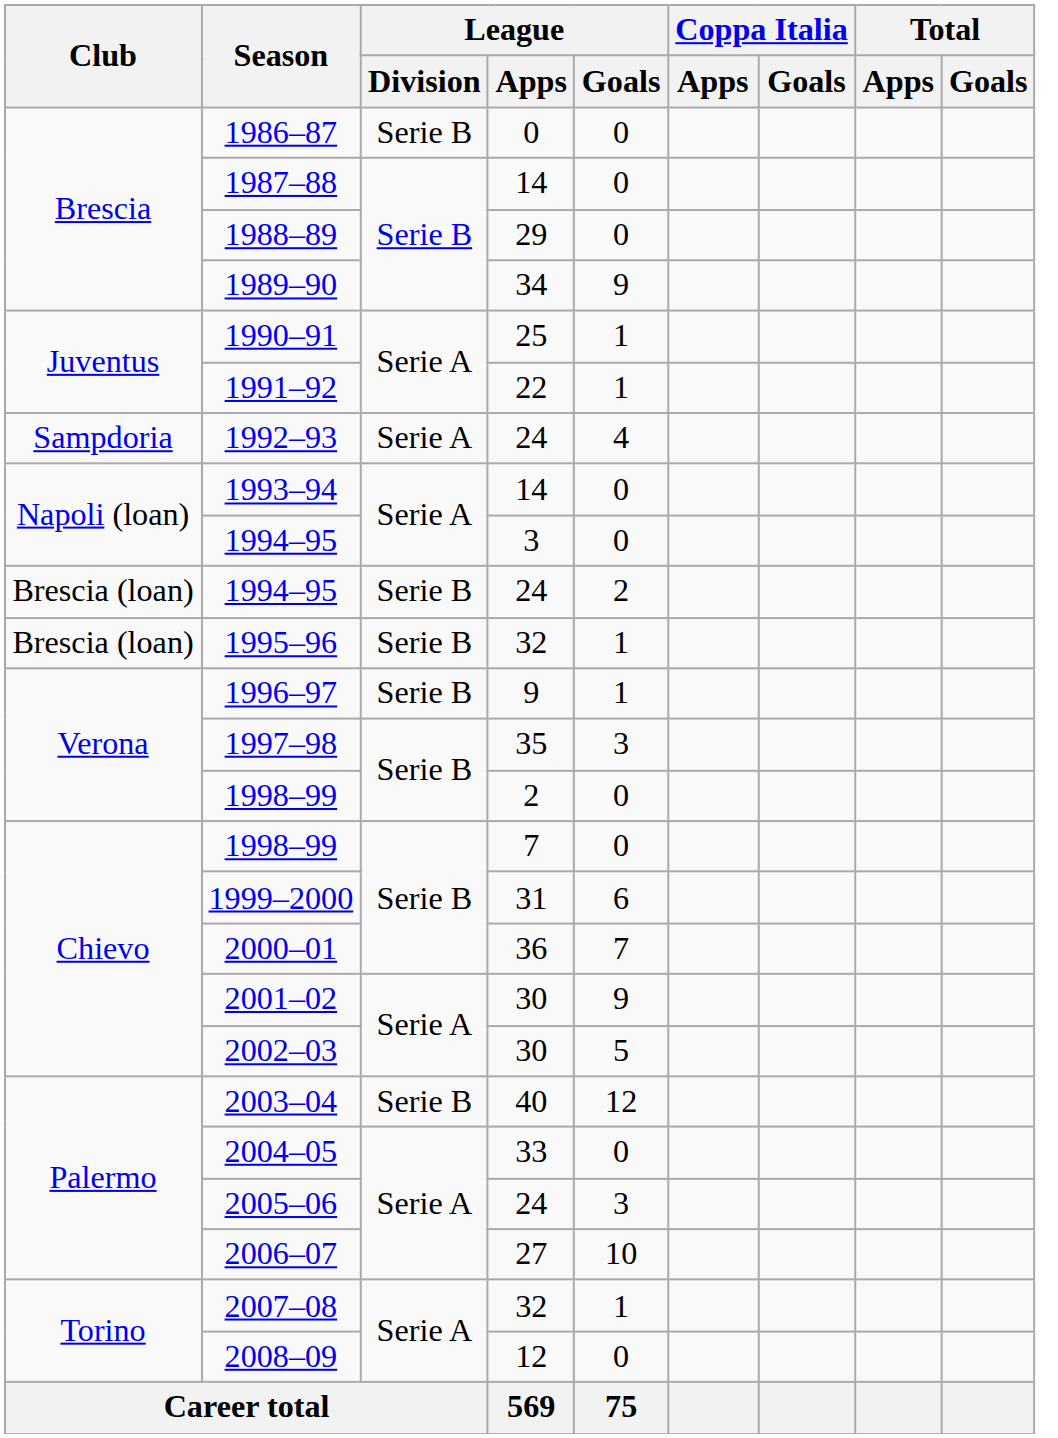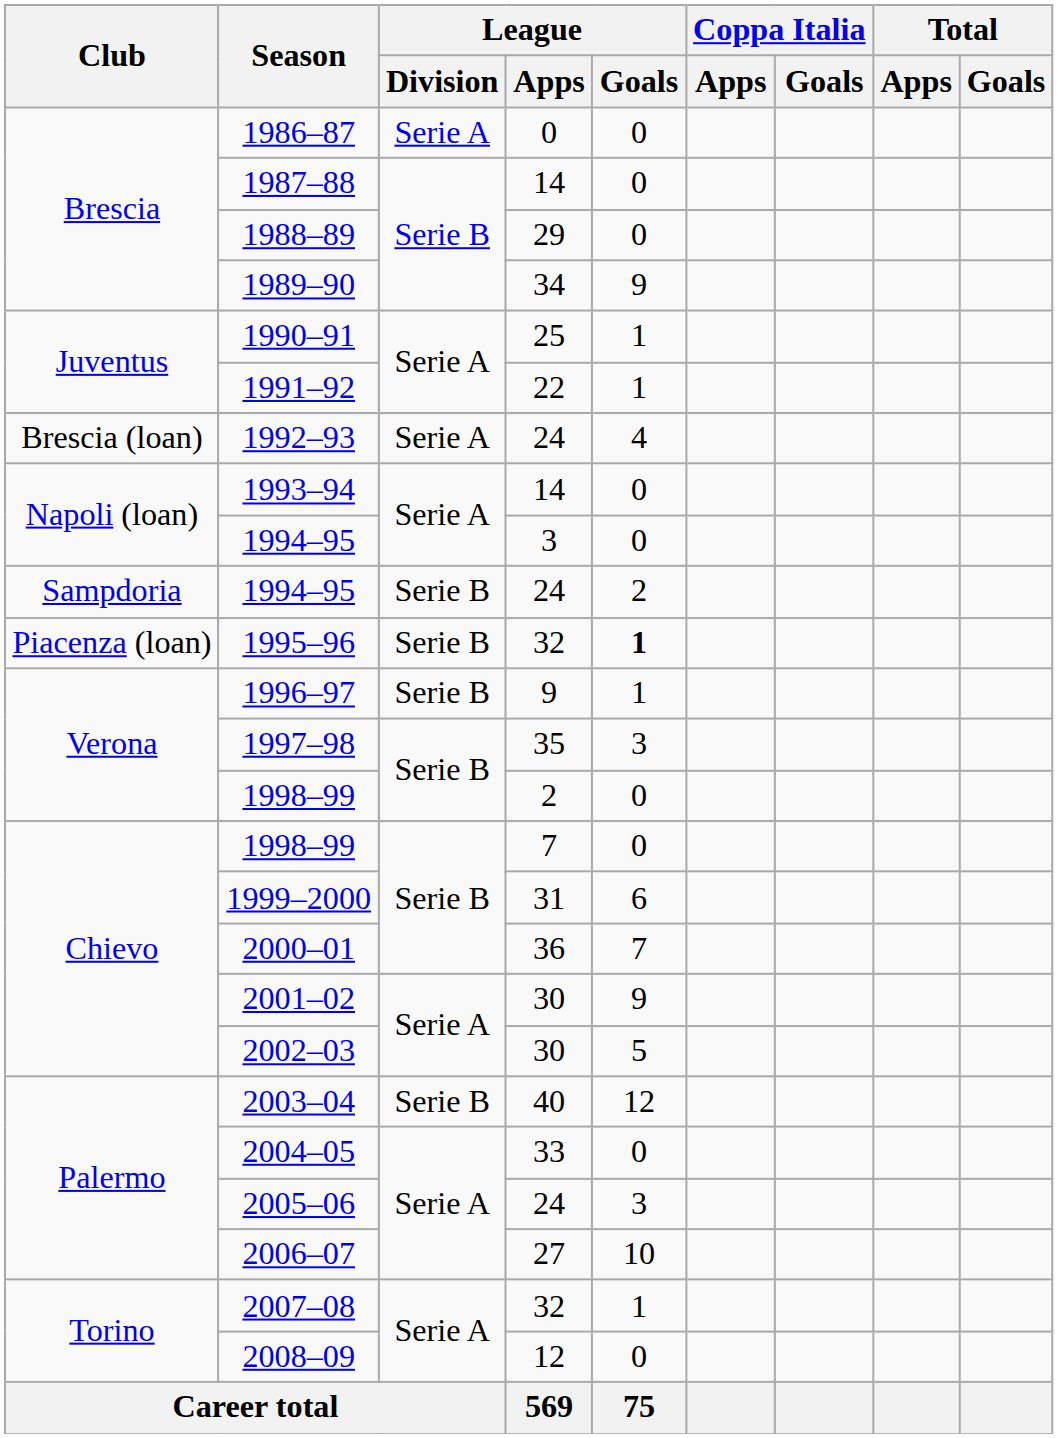(424, 132) Serie B -> (442, 132) Serie A
(103, 438) Sampdoria -> (112, 438) Brescia (loan)
(103, 591) Brescia (loan) -> (112, 591) Sampdoria
(103, 642) Brescia (loan) -> (112, 642) Piacenza (loan)
(621, 642) normal -> (639, 642) bold
